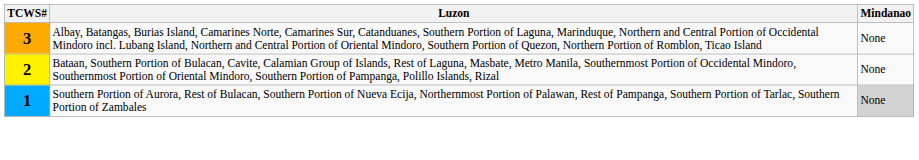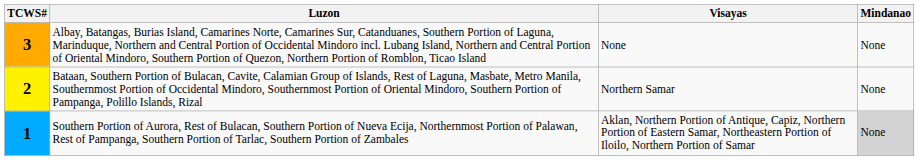+ column: (728, 13)
